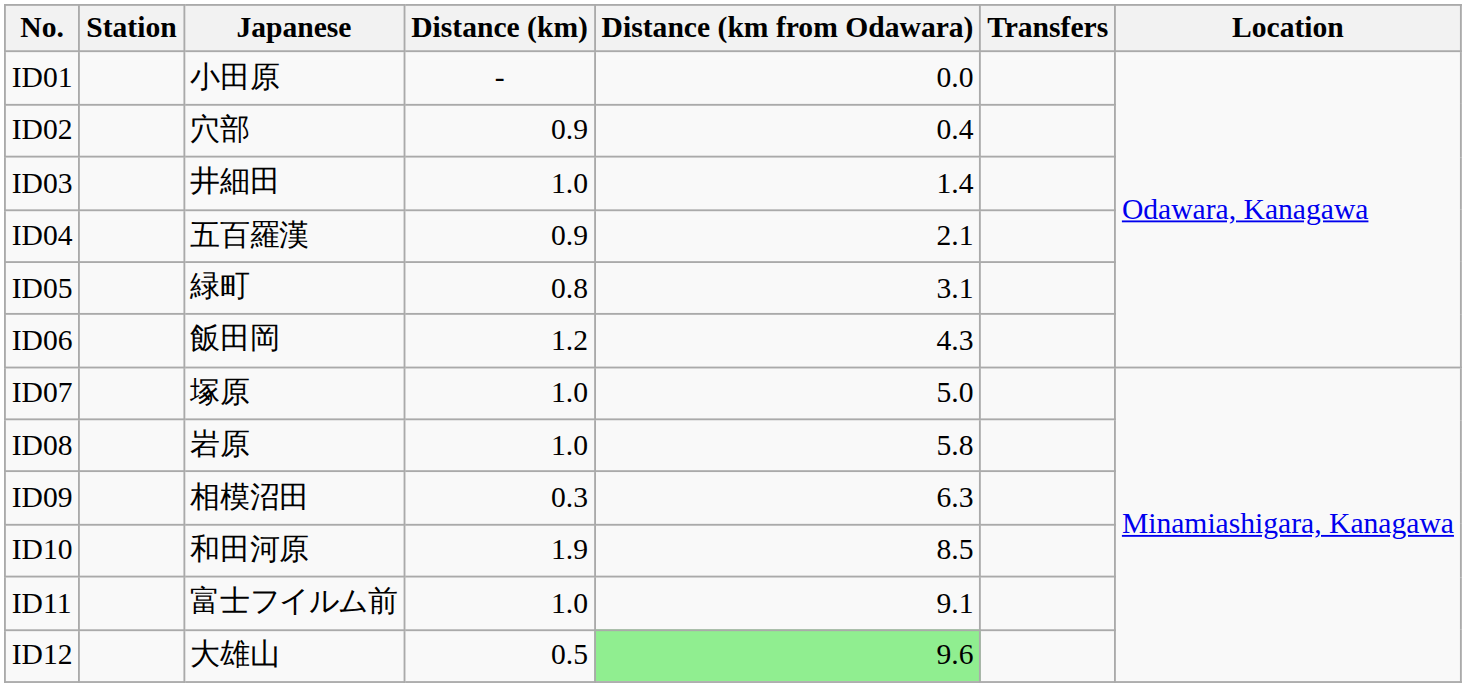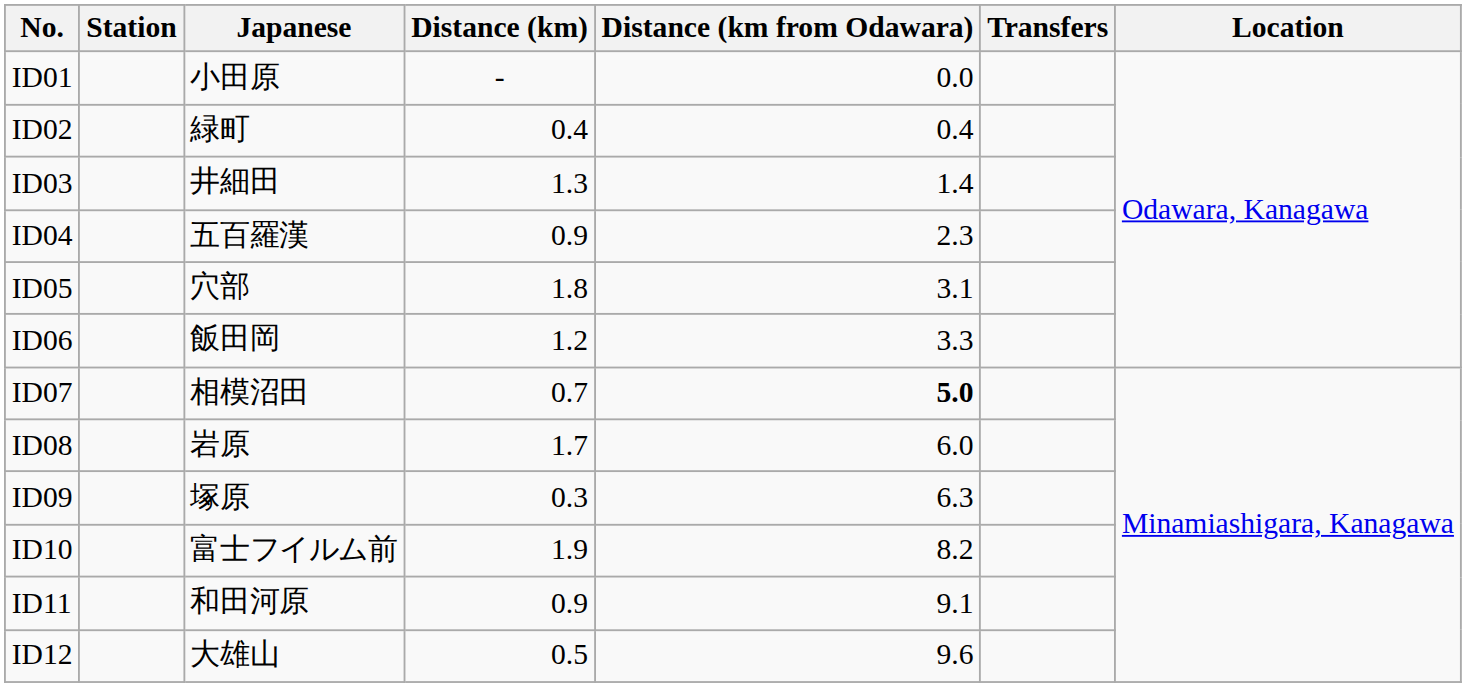(220, 129) 穴部 -> (220, 129) 緑町
(569, 130) 0.9 -> (569, 130) 0.4
(569, 182) 1.0 -> (569, 182) 1.3
(955, 235) 2.1 -> (955, 235) 2.3
(220, 286) 緑町 -> (220, 286) 穴部
(569, 287) 0.8 -> (569, 287) 1.8
(955, 340) 4.3 -> (955, 340) 3.3
(220, 391) 塚原 -> (250, 391) 相模沼田
(569, 392) 1.0 -> (569, 392) 0.7
(955, 392) normal -> (955, 392) bold
(569, 445) 1.0 -> (569, 445) 1.7
(955, 445) 5.8 -> (955, 445) 6.0
(250, 496) 相模沼田 -> (220, 496) 塚原
(250, 549) 和田河原 -> (294, 549) 富士フイルム前
(955, 550) 8.5 -> (955, 550) 8.2
(294, 601) 富士フイルム前 -> (250, 601) 和田河原
(569, 602) 1.0 -> (569, 602) 0.9
(955, 655) lightgreen background -> (955, 655) no background
